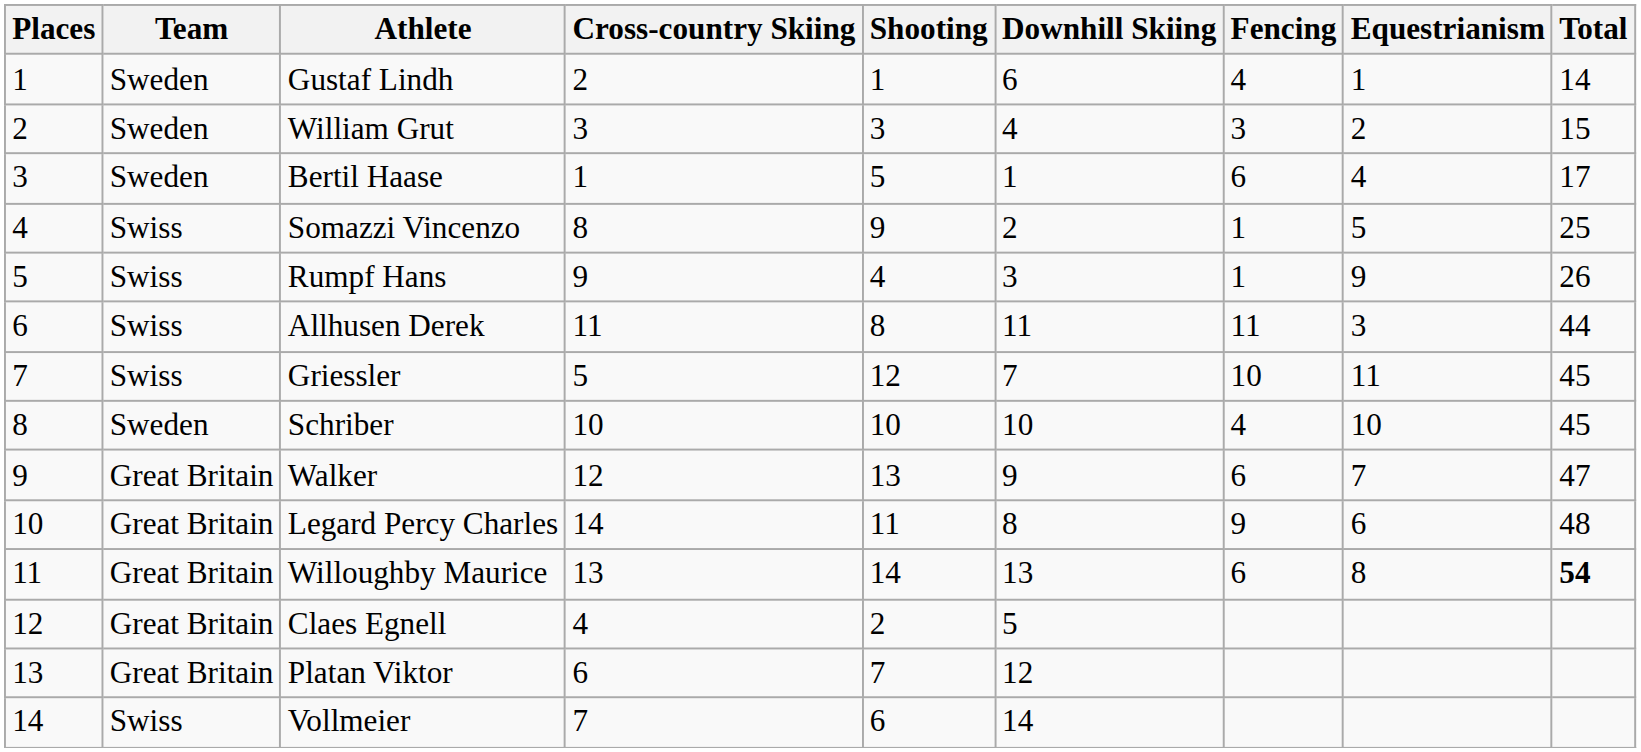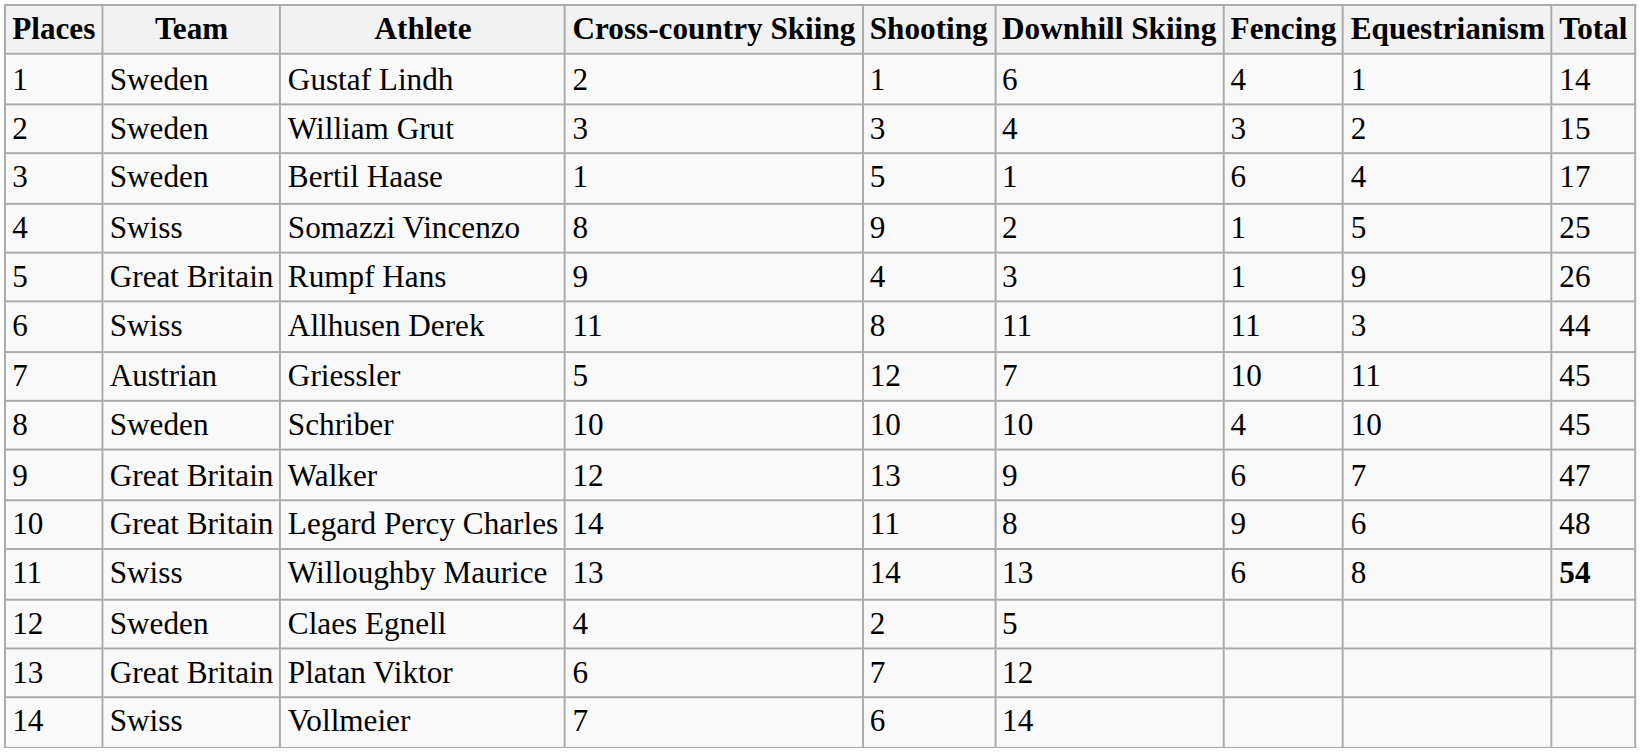(146, 276) Swiss -> (192, 276) Great Britain
(146, 375) Swiss -> (163, 375) Austrian
(192, 573) Great Britain -> (146, 573) Swiss
(192, 623) Great Britain -> (159, 623) Sweden
